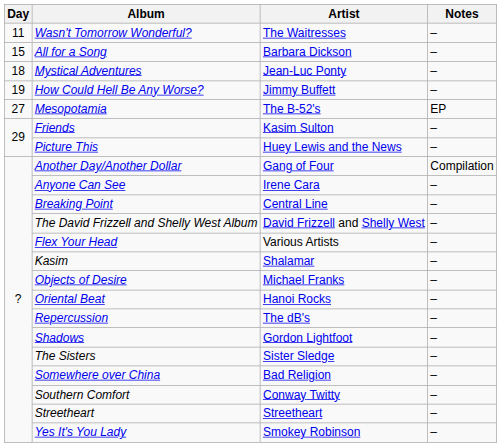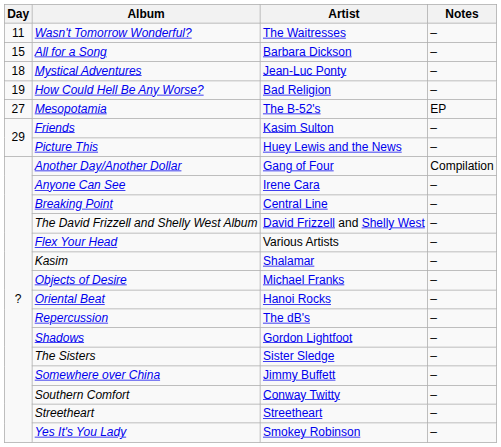(299, 90) Jimmy Buffett -> (297, 90) Bad Religion
(297, 375) Bad Religion -> (299, 375) Jimmy Buffett
